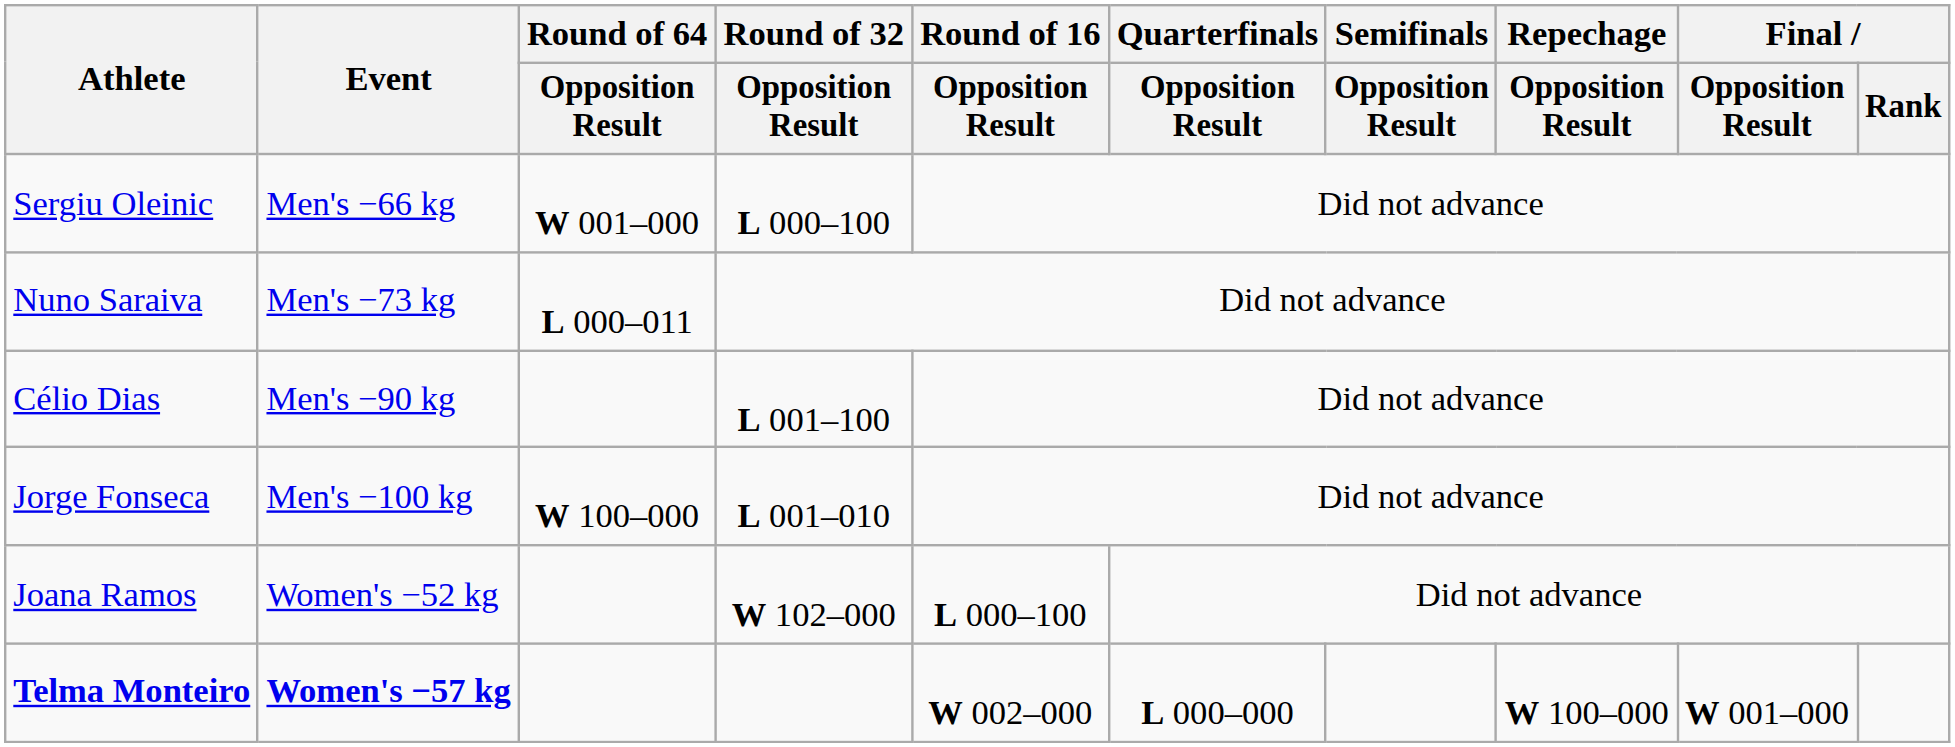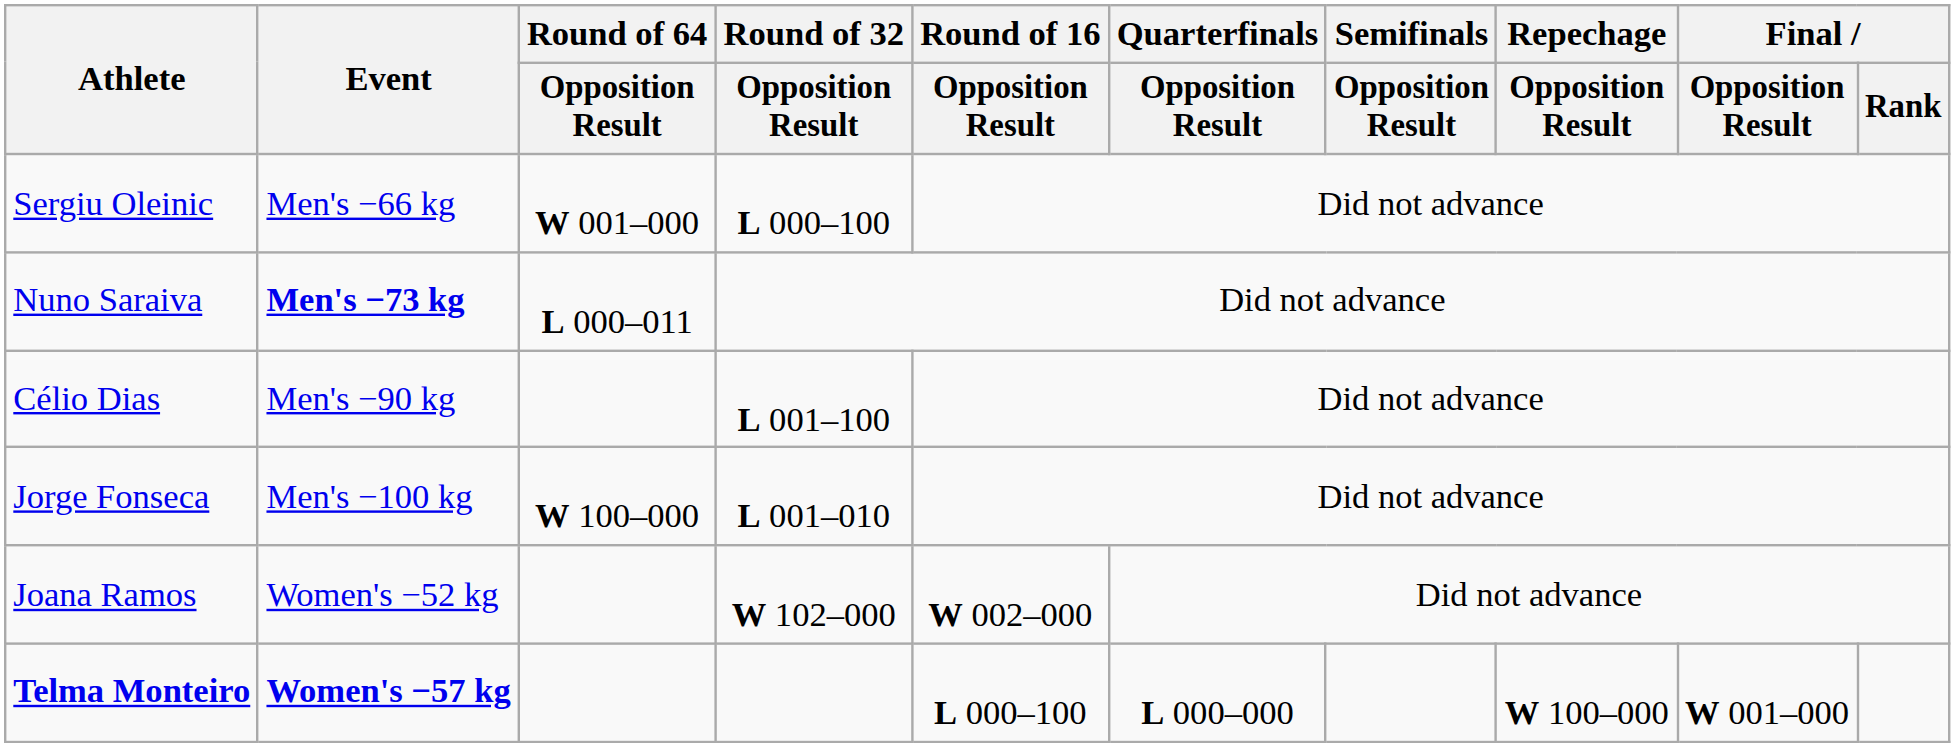(361, 300) normal -> (366, 300) bold
(1010, 614) L 000–100 -> (1010, 614) W 002–000
(1010, 712) W 002–000 -> (1010, 712) L 000–100
